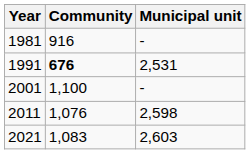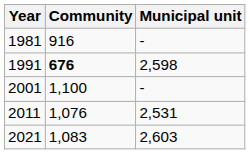(158, 64) 2,531 -> (158, 64) 2,598
(158, 112) 2,598 -> (158, 112) 2,531
